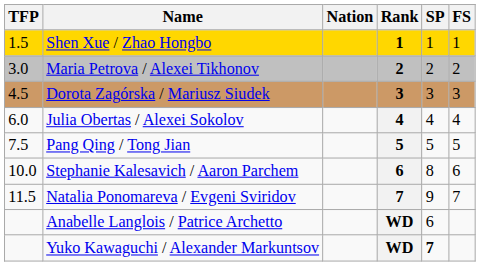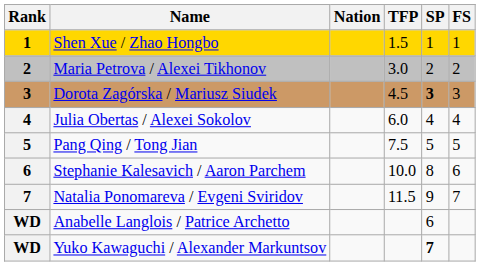columns swapped: (400, 17) <-> (23, 17)
(430, 94) normal -> (430, 94) bold
